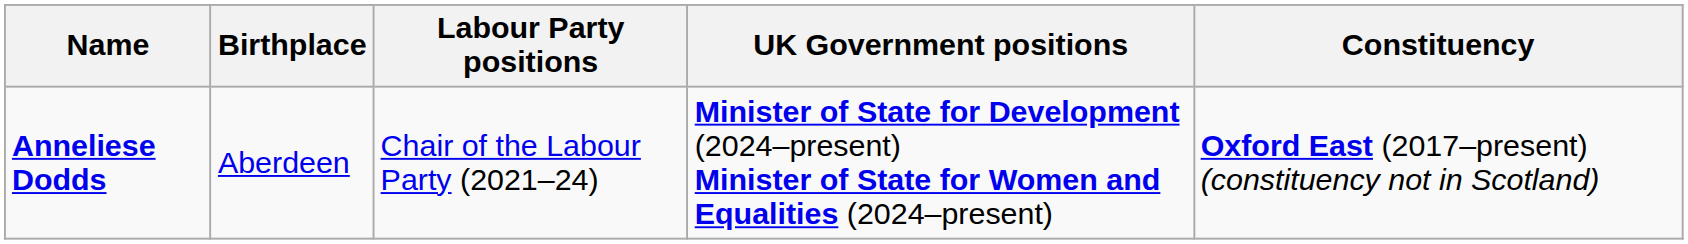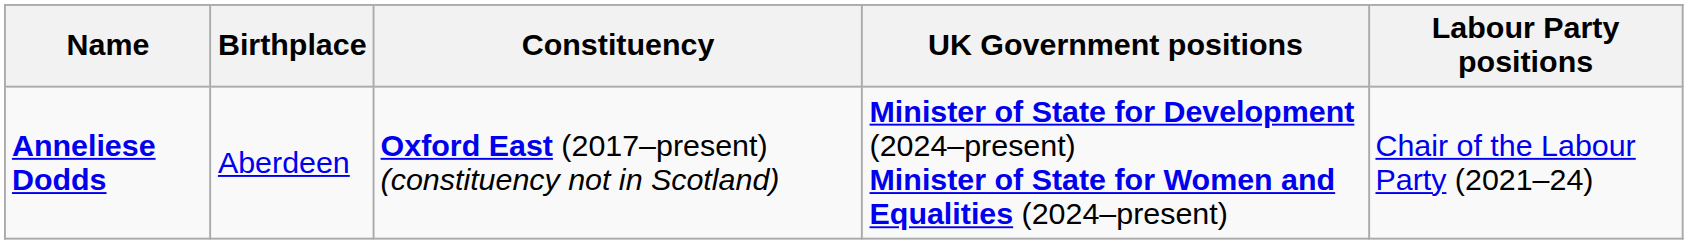columns swapped: (1438, 45) <-> (531, 45)
